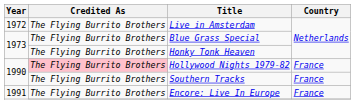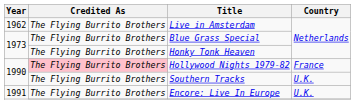(16, 25) 1972 -> (16, 25) 1962
(309, 79) France -> (304, 79) U.K.
(309, 92) France -> (304, 92) U.K.
